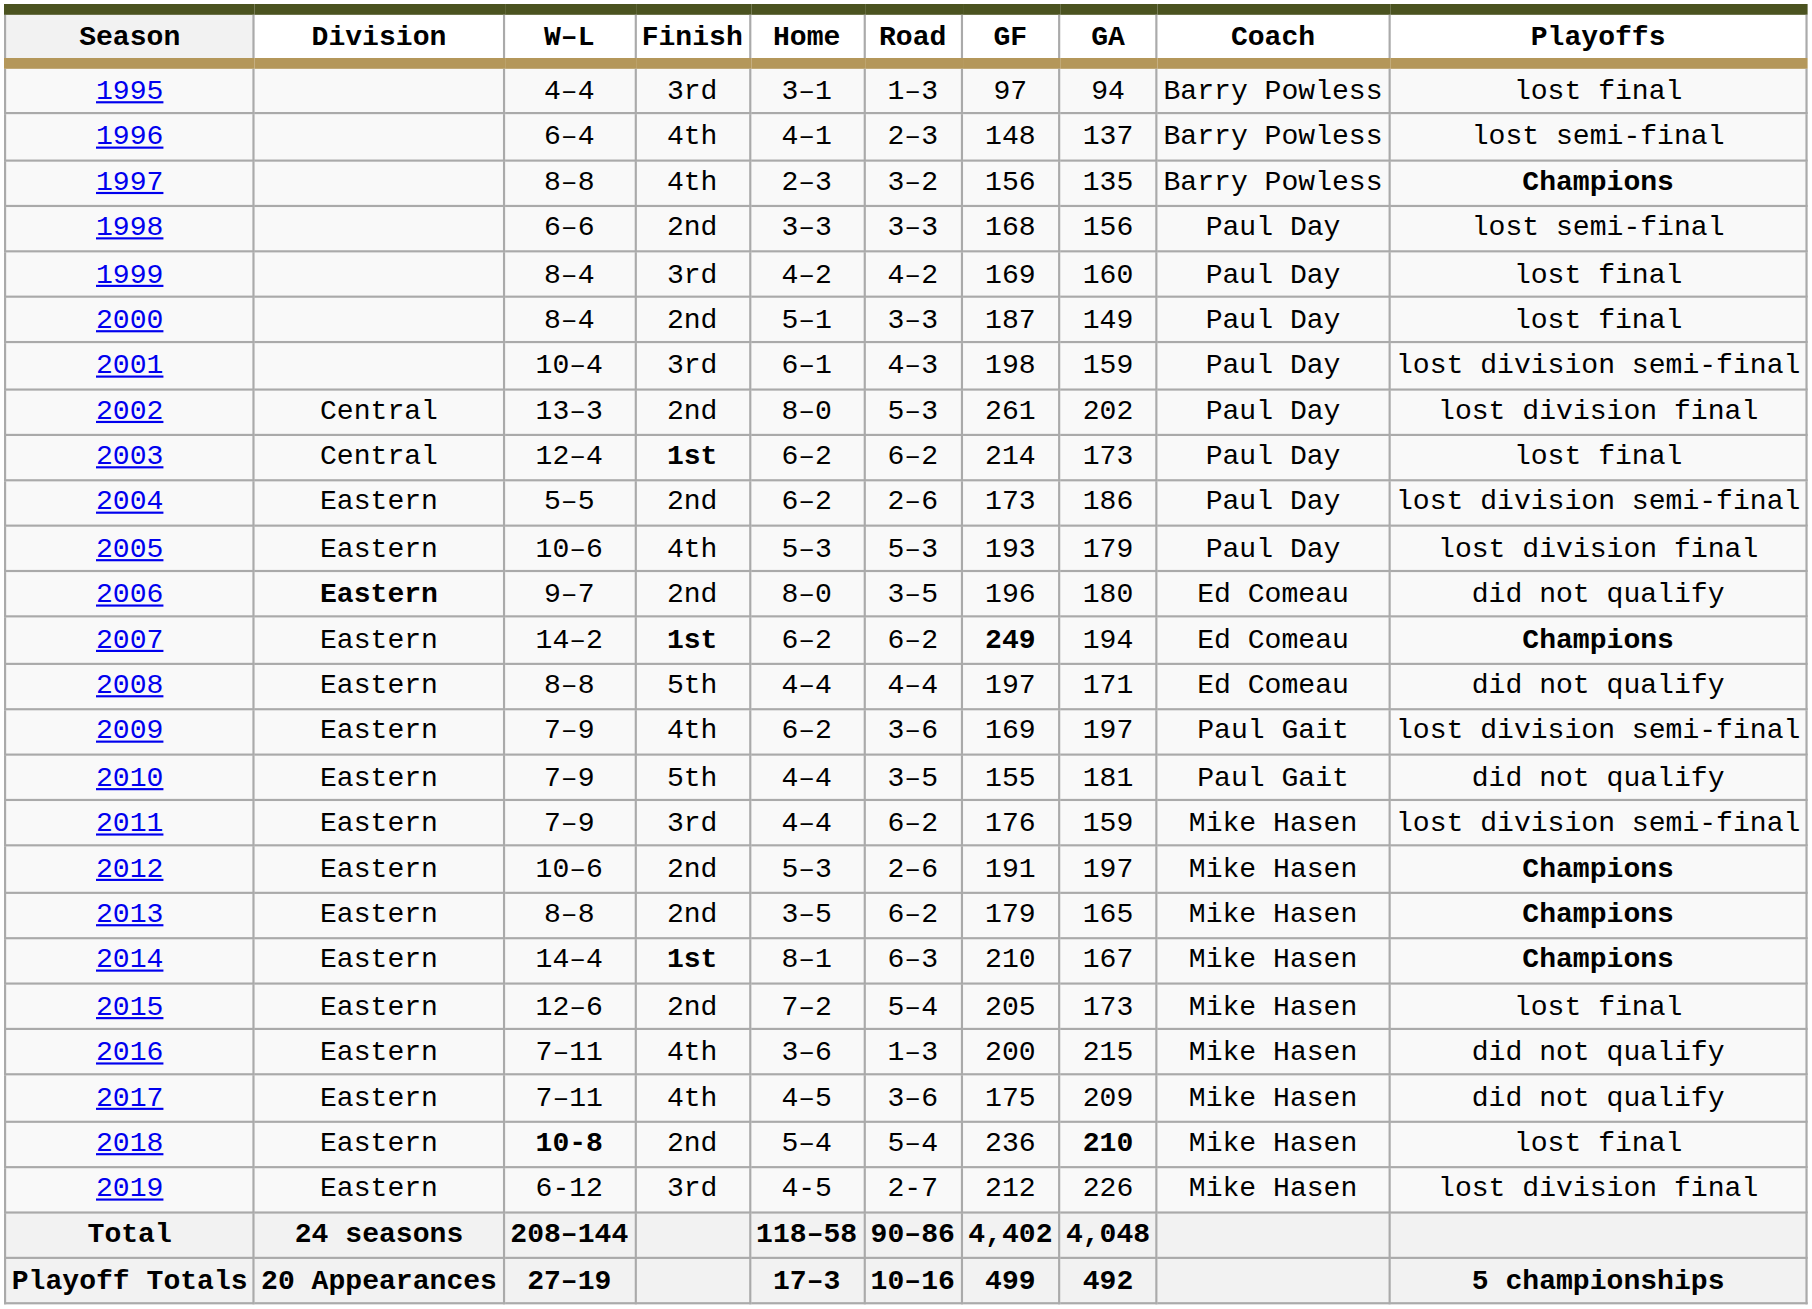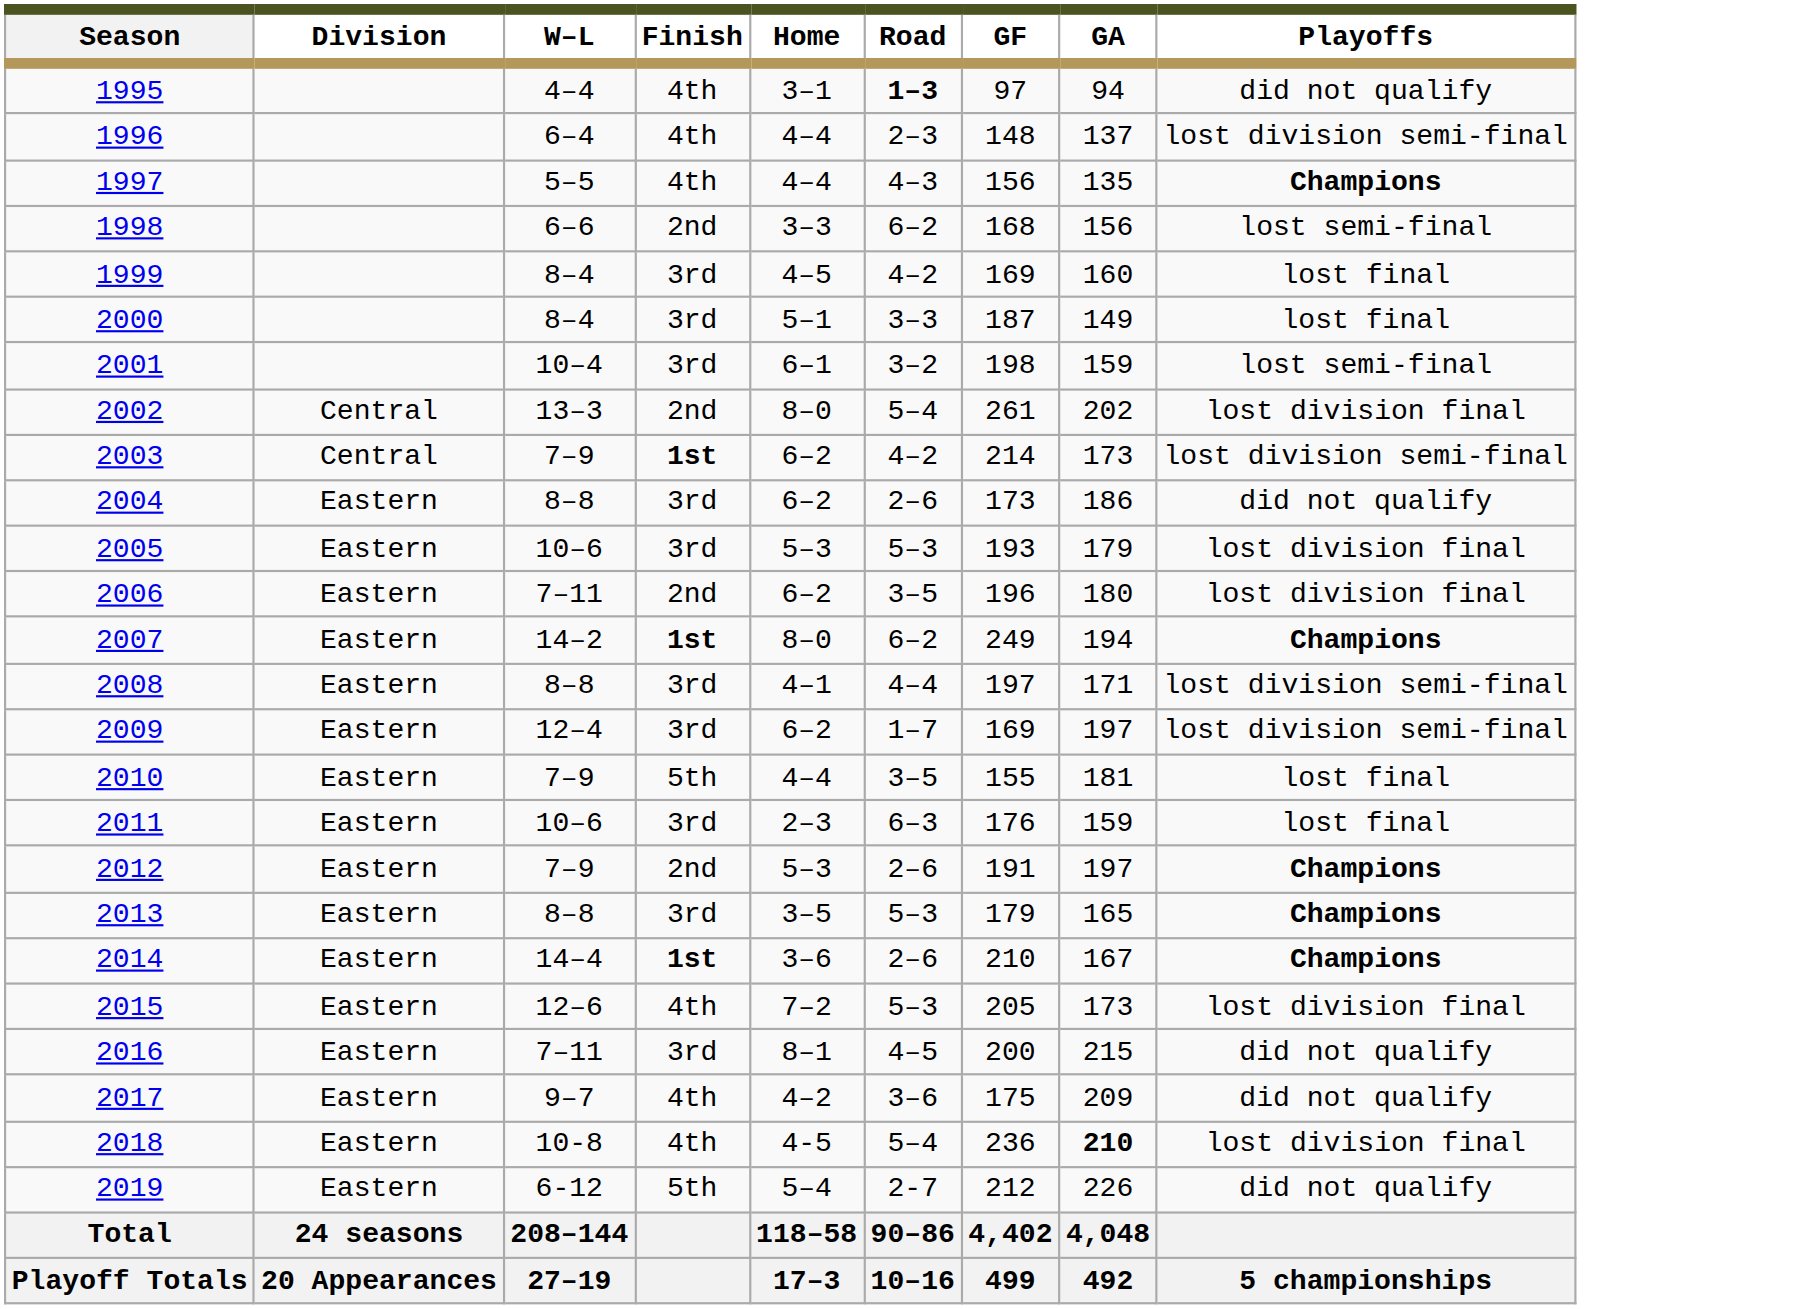- column: (1273, 37)
(692, 91) 3rd -> (692, 91) 4th
(913, 91) normal -> (913, 91) bold
(1598, 91) lost final -> (1366, 91) did not qualify
(807, 137) 4–1 -> (807, 137) 4–4
(1598, 137) lost semi-final -> (1366, 137) lost division semi-final
(569, 183) 8–8 -> (569, 183) 5–5
(807, 183) 2–3 -> (807, 183) 4–4
(913, 183) 3–2 -> (913, 183) 4–3
(913, 228) 3–3 -> (913, 228) 6–2
(807, 274) 4–2 -> (807, 274) 4–5
(692, 320) 2nd -> (692, 320) 3rd
(913, 366) 4–3 -> (913, 366) 3–2
(1598, 366) lost division semi-final -> (1366, 366) lost semi-final
(913, 411) 5–3 -> (913, 411) 5–4
(569, 457) 12–4 -> (569, 457) 7–9
(913, 457) 6–2 -> (913, 457) 4–2
(1598, 457) lost final -> (1366, 457) lost division semi-final
(569, 503) 5–5 -> (569, 503) 8–8
(692, 503) 2nd -> (692, 503) 3rd
(1598, 503) lost division semi-final -> (1366, 503) did not qualify
(692, 549) 4th -> (692, 549) 3rd
(379, 594) bold -> (379, 594) normal
(569, 594) 9–7 -> (569, 594) 7–11
(807, 594) 8–0 -> (807, 594) 6–2
(1598, 594) did not qualify -> (1366, 594) lost division final
(807, 640) 6–2 -> (807, 640) 8–0
(1010, 640) bold -> (1010, 640) normal
(692, 686) 5th -> (692, 686) 3rd
(807, 686) 4–4 -> (807, 686) 4–1
(1598, 686) did not qualify -> (1366, 686) lost division semi-final
(569, 732) 7–9 -> (569, 732) 12–4
(692, 732) 4th -> (692, 732) 3rd
(913, 732) 3–6 -> (913, 732) 1–7
(1598, 777) did not qualify -> (1366, 777) lost final
(569, 823) 7–9 -> (569, 823) 10–6
(807, 823) 4–4 -> (807, 823) 2–3
(913, 823) 6–2 -> (913, 823) 6–3
(1598, 823) lost division semi-final -> (1366, 823) lost final
(569, 869) 10–6 -> (569, 869) 7–9
(692, 915) 2nd -> (692, 915) 3rd
(913, 915) 6–2 -> (913, 915) 5–3
(807, 961) 8–1 -> (807, 961) 3–6
(913, 961) 6–3 -> (913, 961) 2–6
(692, 1006) 2nd -> (692, 1006) 4th
(913, 1006) 5–4 -> (913, 1006) 5–3
(1598, 1006) lost final -> (1366, 1006) lost division final
(692, 1052) 4th -> (692, 1052) 3rd
(807, 1052) 3–6 -> (807, 1052) 8–1
(913, 1052) 1–3 -> (913, 1052) 4–5
(569, 1098) 7–11 -> (569, 1098) 9–7
(807, 1098) 4–5 -> (807, 1098) 4–2
(569, 1144) bold -> (569, 1144) normal
(692, 1144) 2nd -> (692, 1144) 4th
(807, 1144) 5–4 -> (807, 1144) 4-5
(1598, 1144) lost final -> (1366, 1144) lost division final
(692, 1189) 3rd -> (692, 1189) 5th
(807, 1189) 4-5 -> (807, 1189) 5–4
(1598, 1189) lost division final -> (1366, 1189) did not qualify
